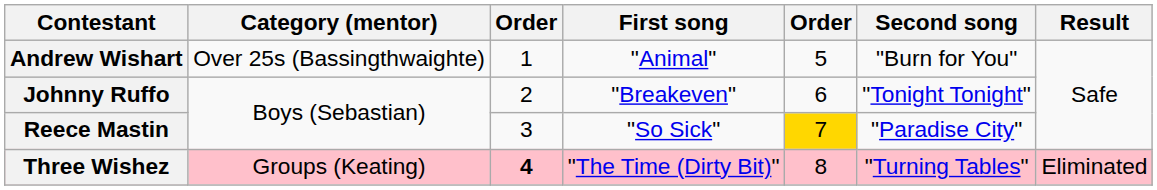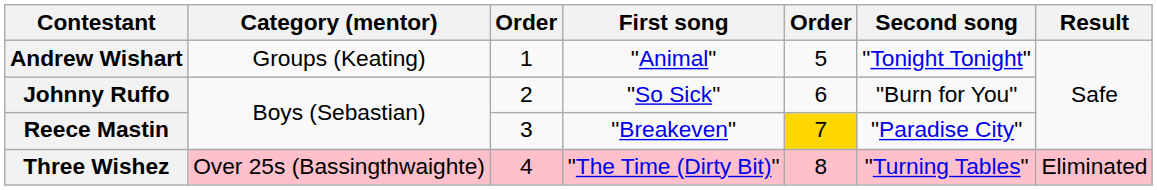(339, 58) Over 25s (Bassingthwaighte) -> (339, 58) Groups (Keating)
(947, 58) "Burn for You" -> (947, 58) "Tonight Tonight"
(674, 94) "Breakeven" -> (674, 94) "So Sick"
(947, 94) "Tonight Tonight" -> (947, 94) "Burn for You"
(674, 130) "So Sick" -> (674, 130) "Breakeven"
(339, 166) Groups (Keating) -> (339, 166) Over 25s (Bassingthwaighte)
(526, 166) bold -> (526, 166) normal
